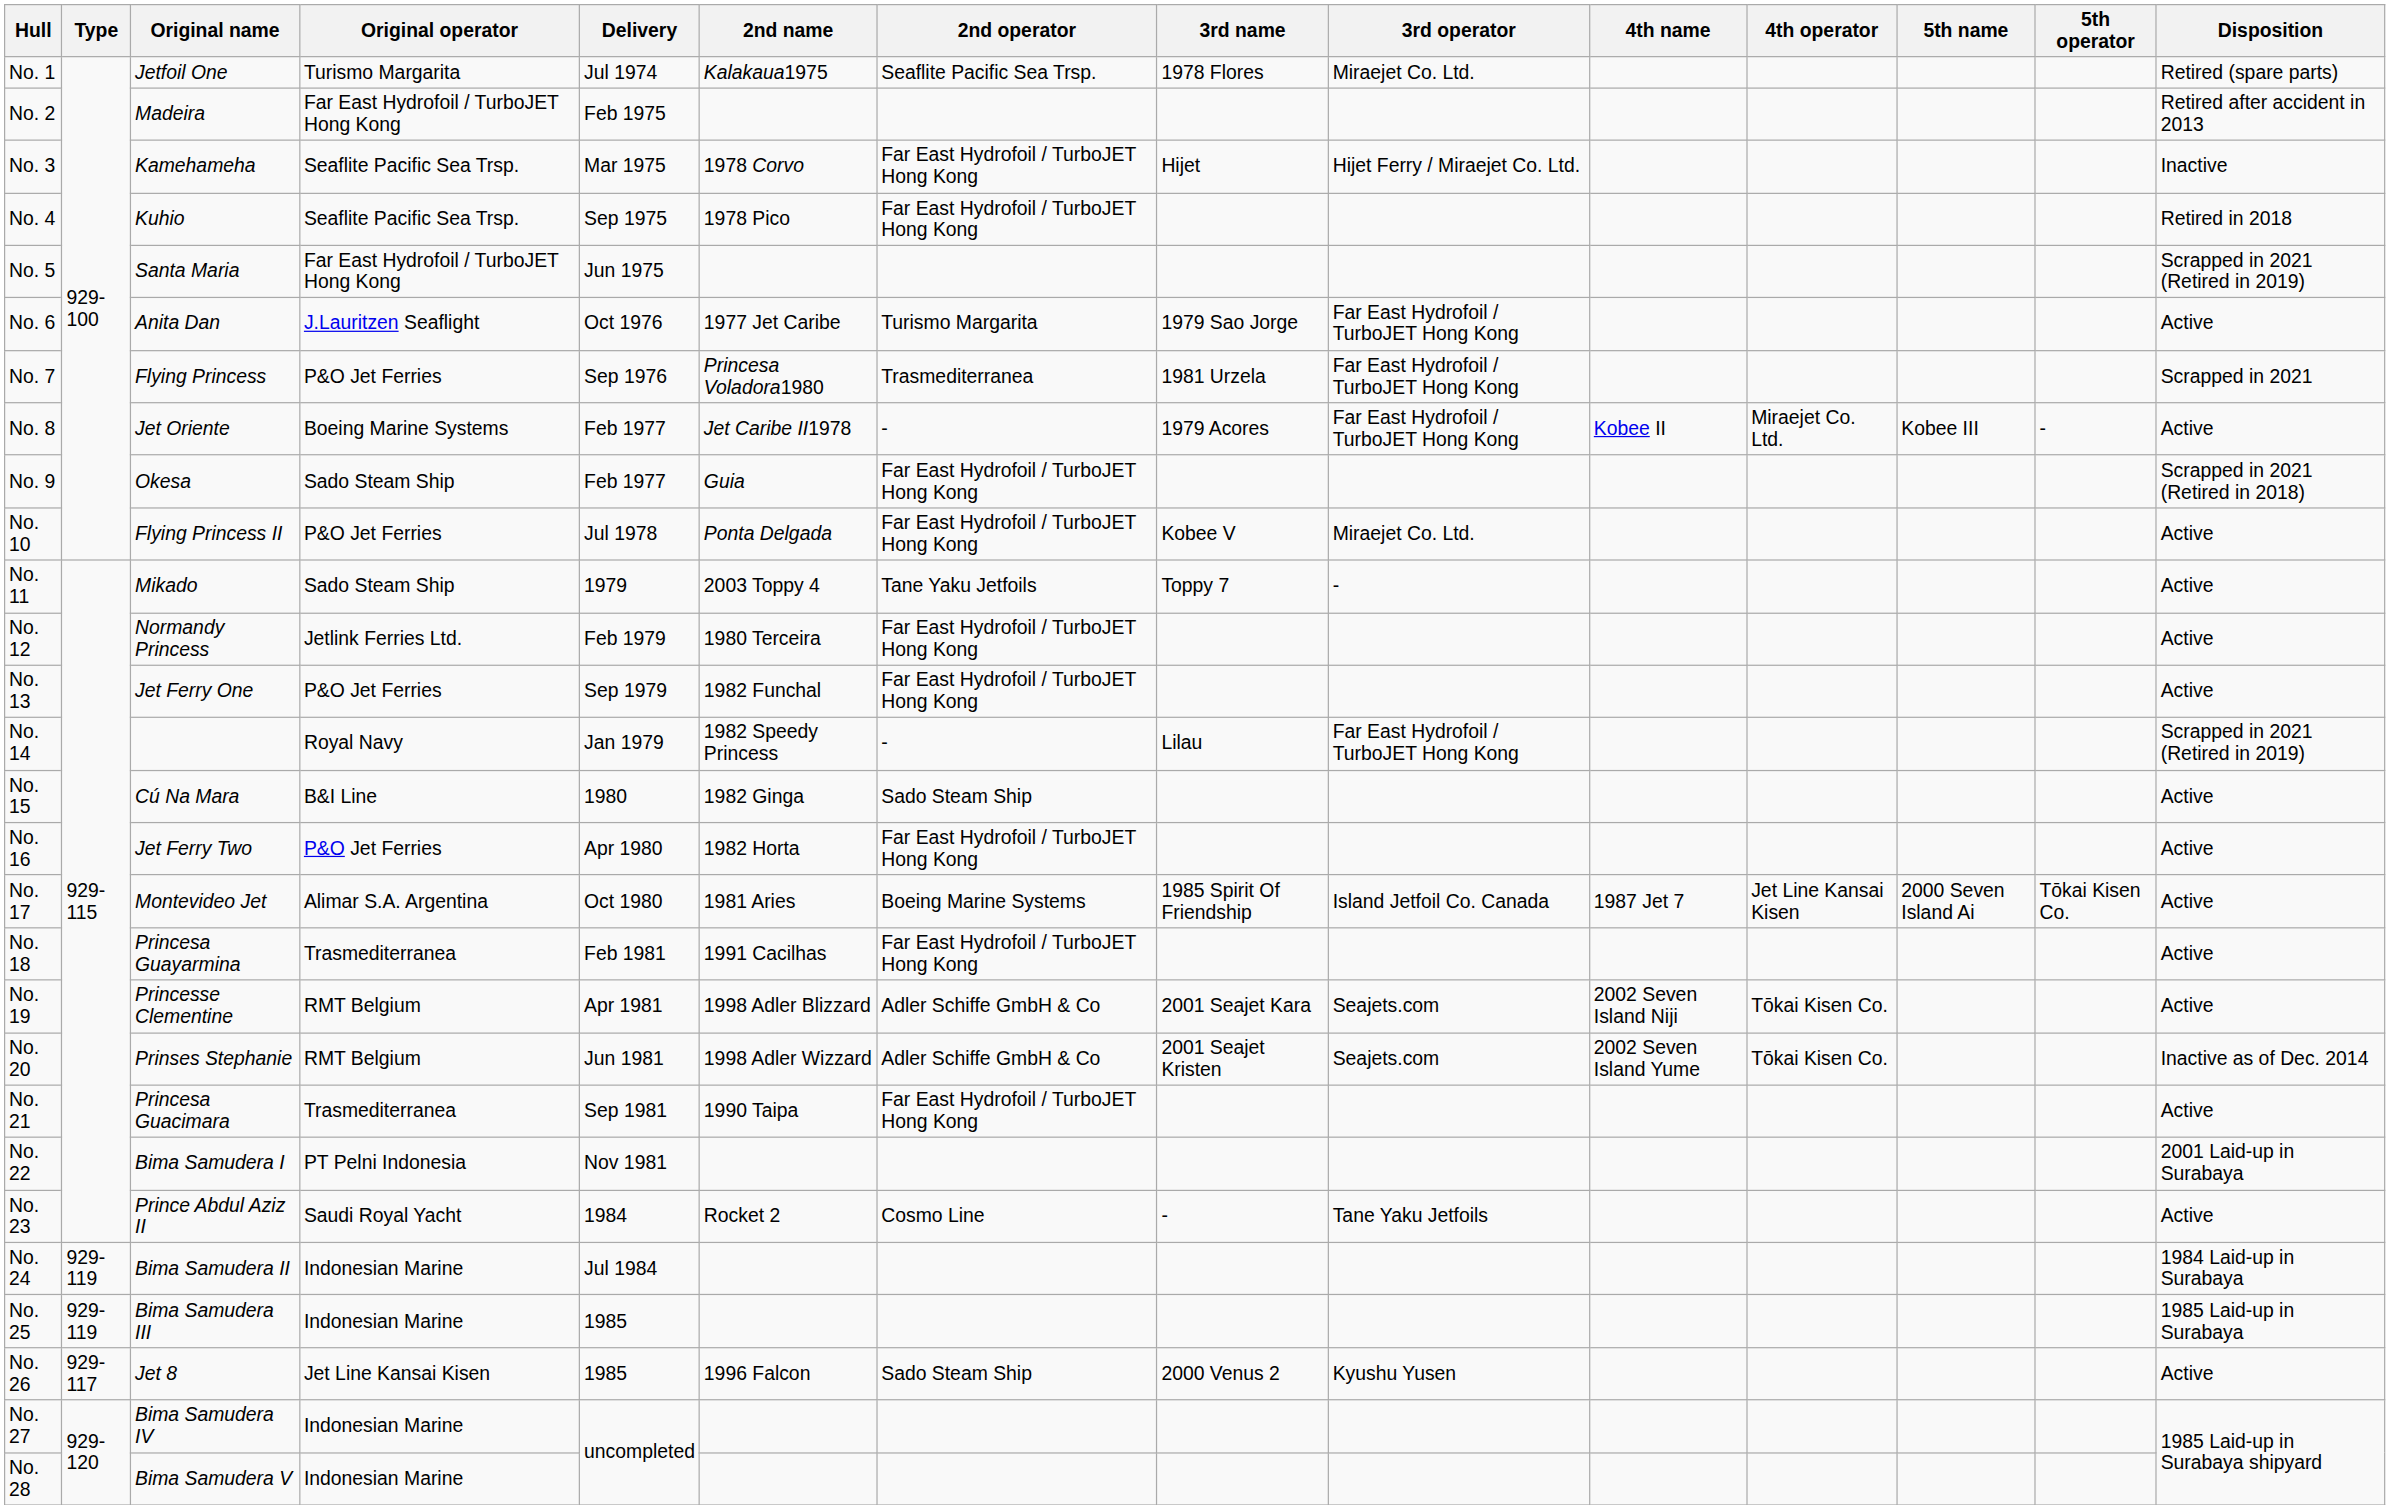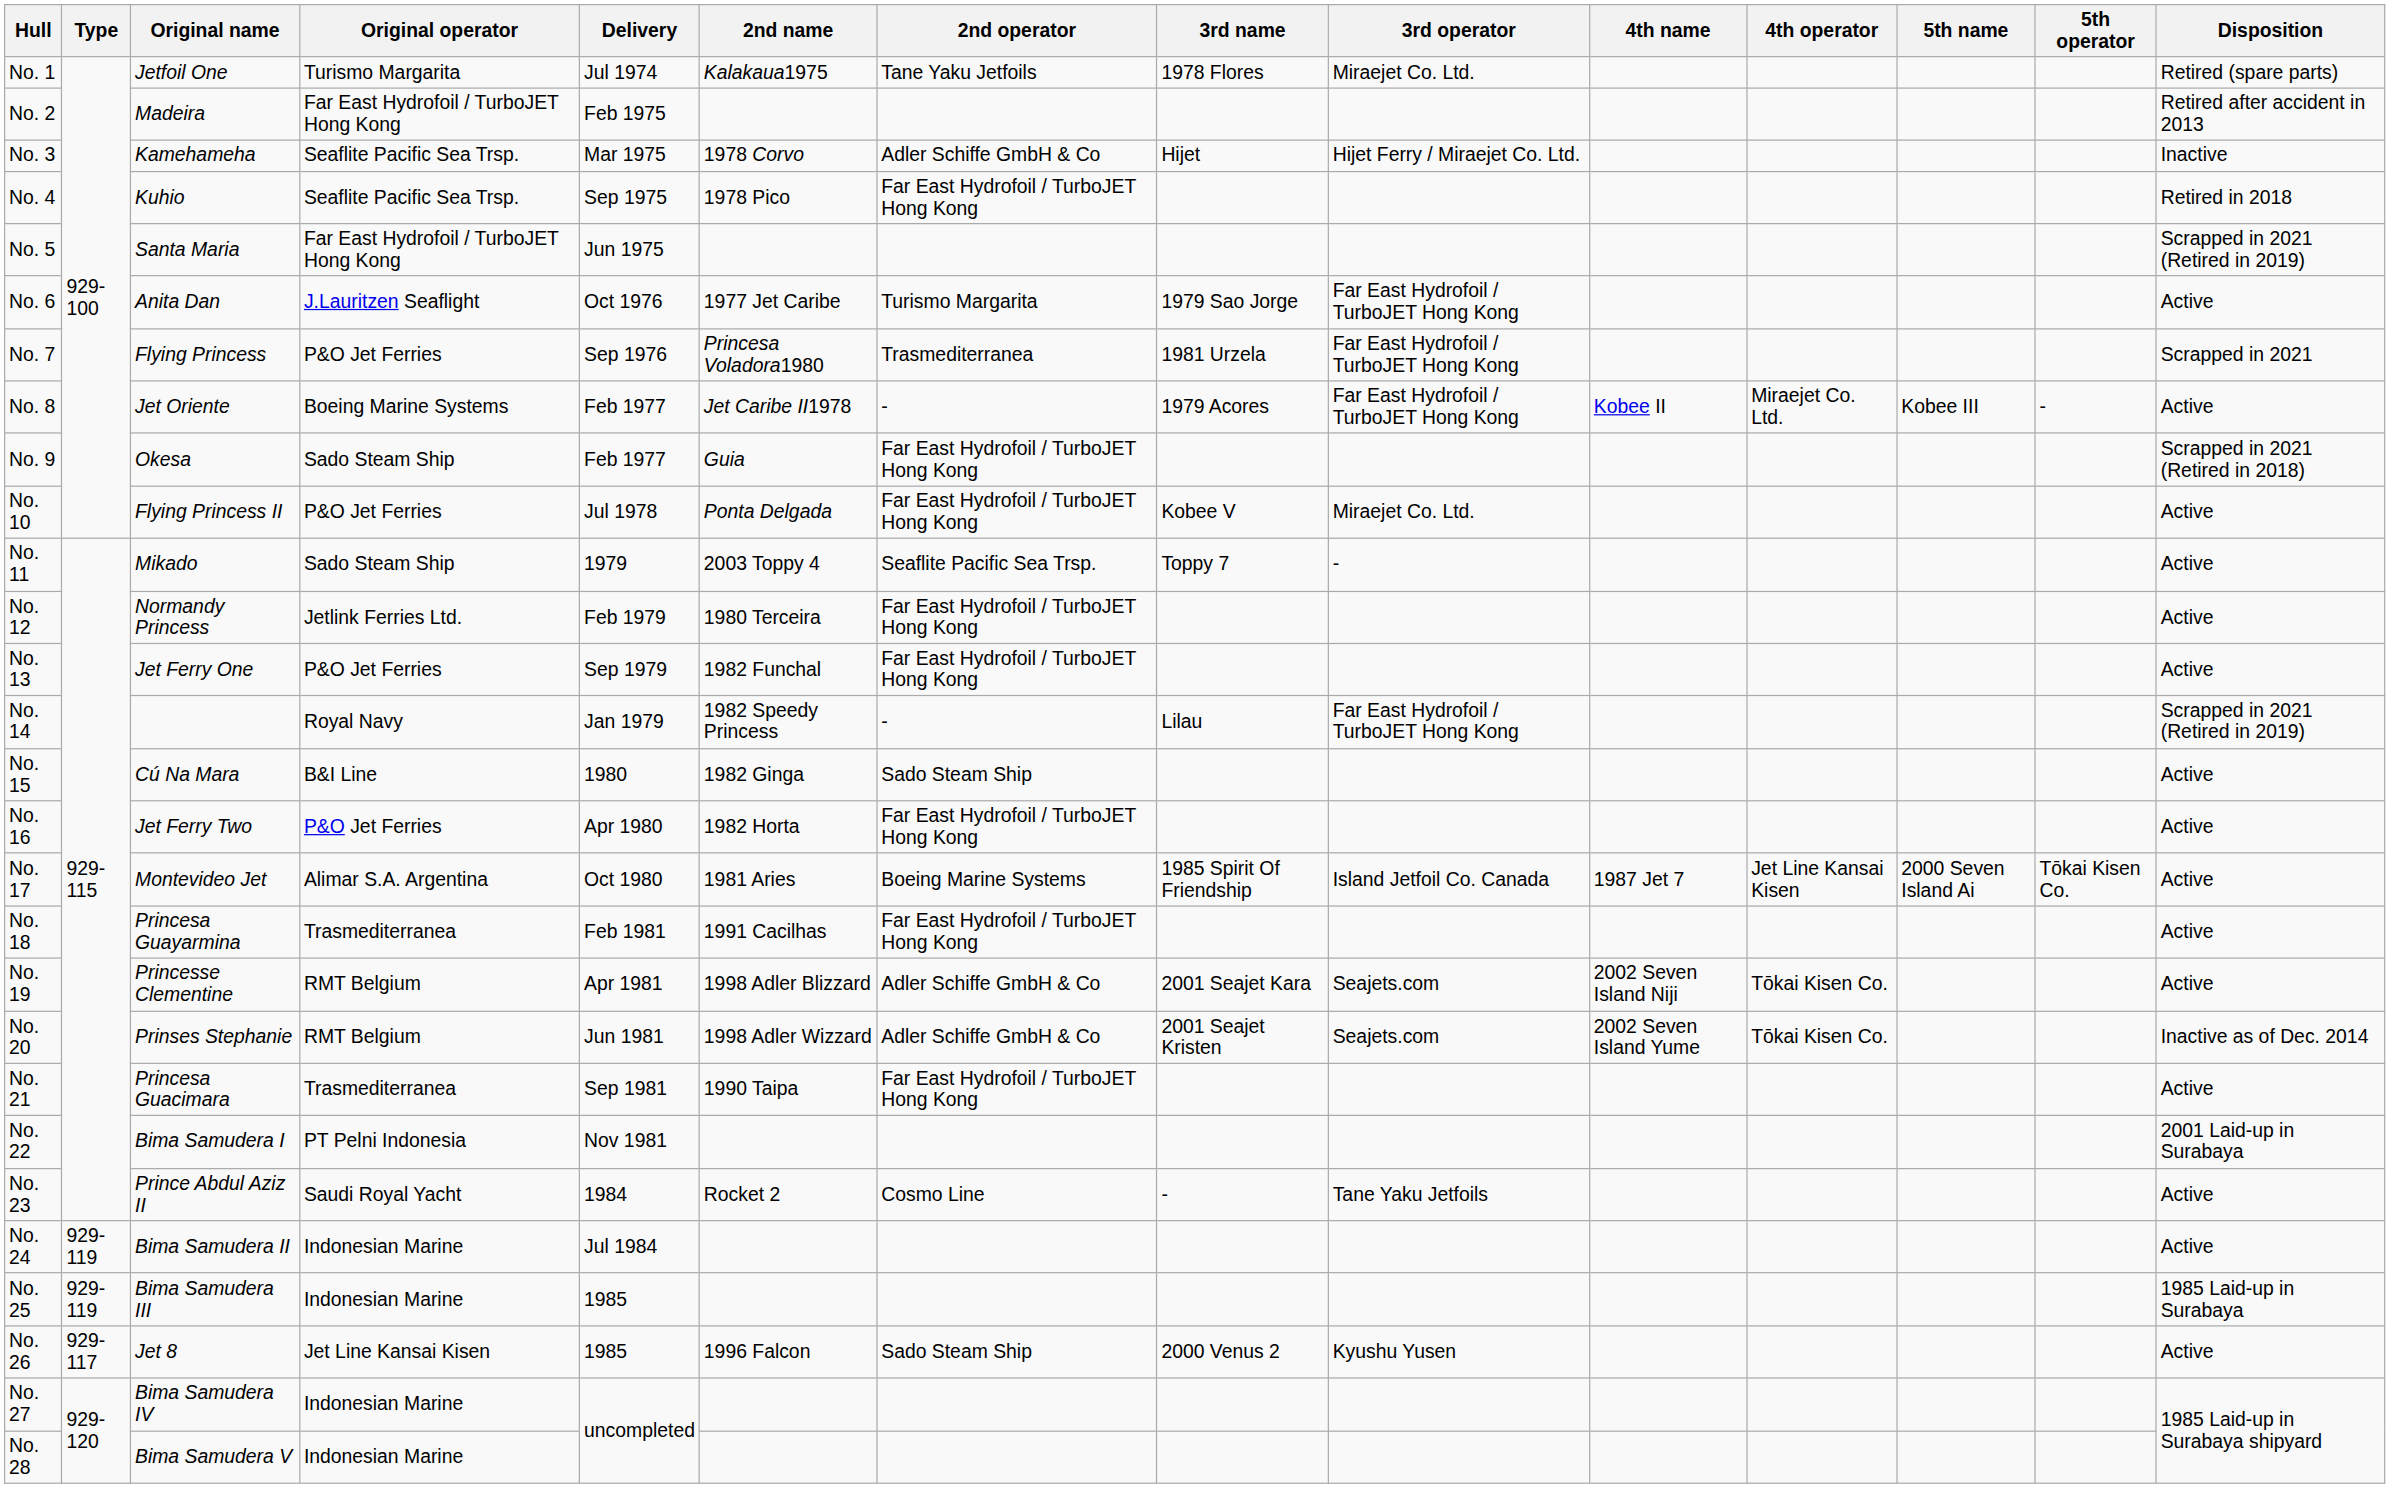(989, 72) Seaflite Pacific Sea Trsp. -> (959, 72) Tane Yaku Jetfoils
(1009, 166) Far East Hydrofoil / TurboJET Hong Kong -> (991, 155) Adler Schiffe GmbH & Co
(959, 586) Tane Yaku Jetfoils -> (989, 564) Seaflite Pacific Sea Trsp.
(2227, 1268) 1984 Laid-up in Surabaya -> (2187, 1246) Active
